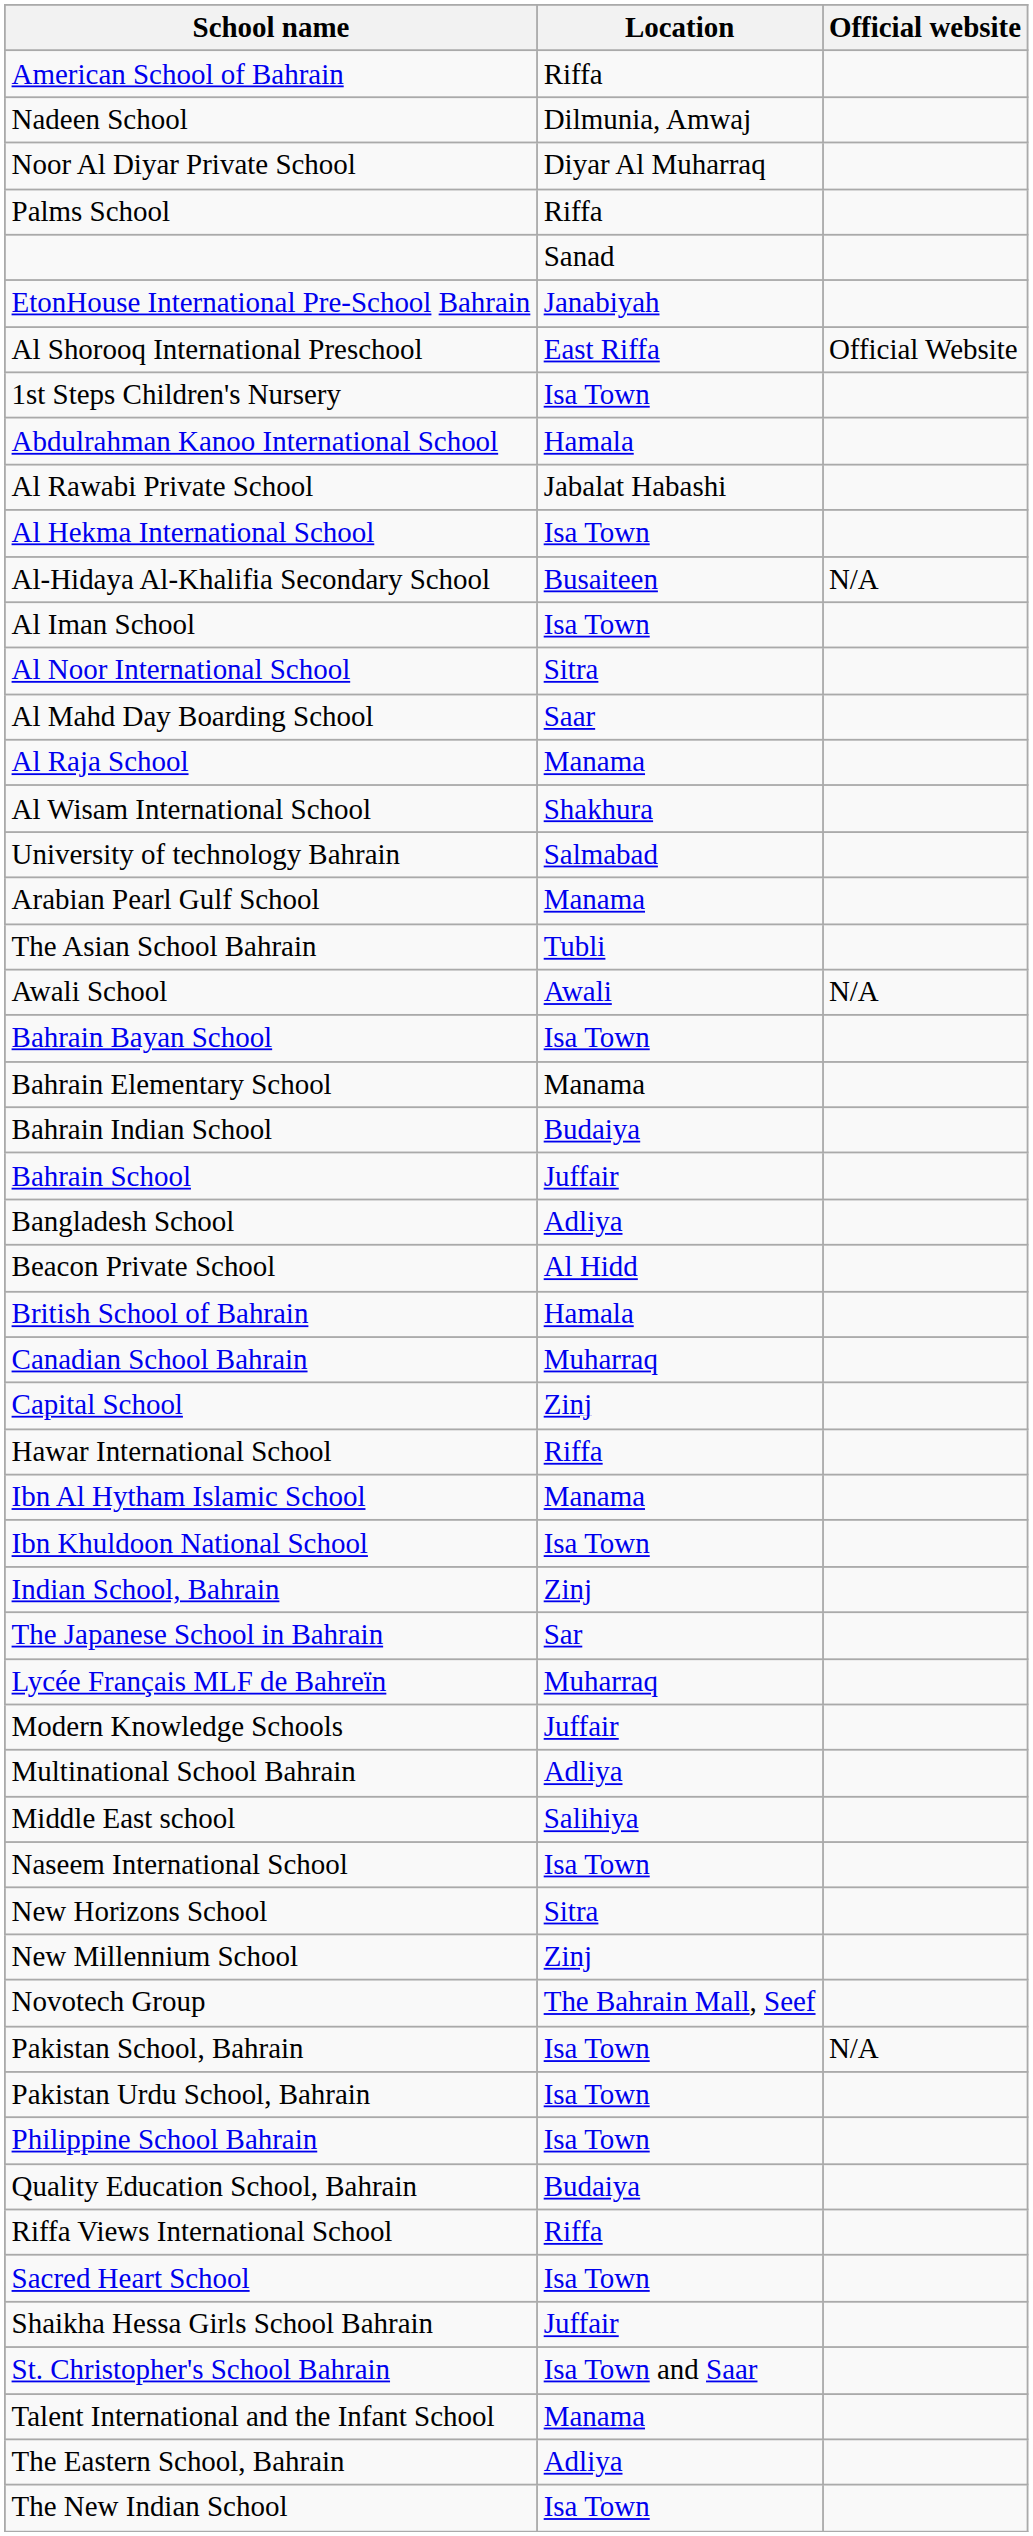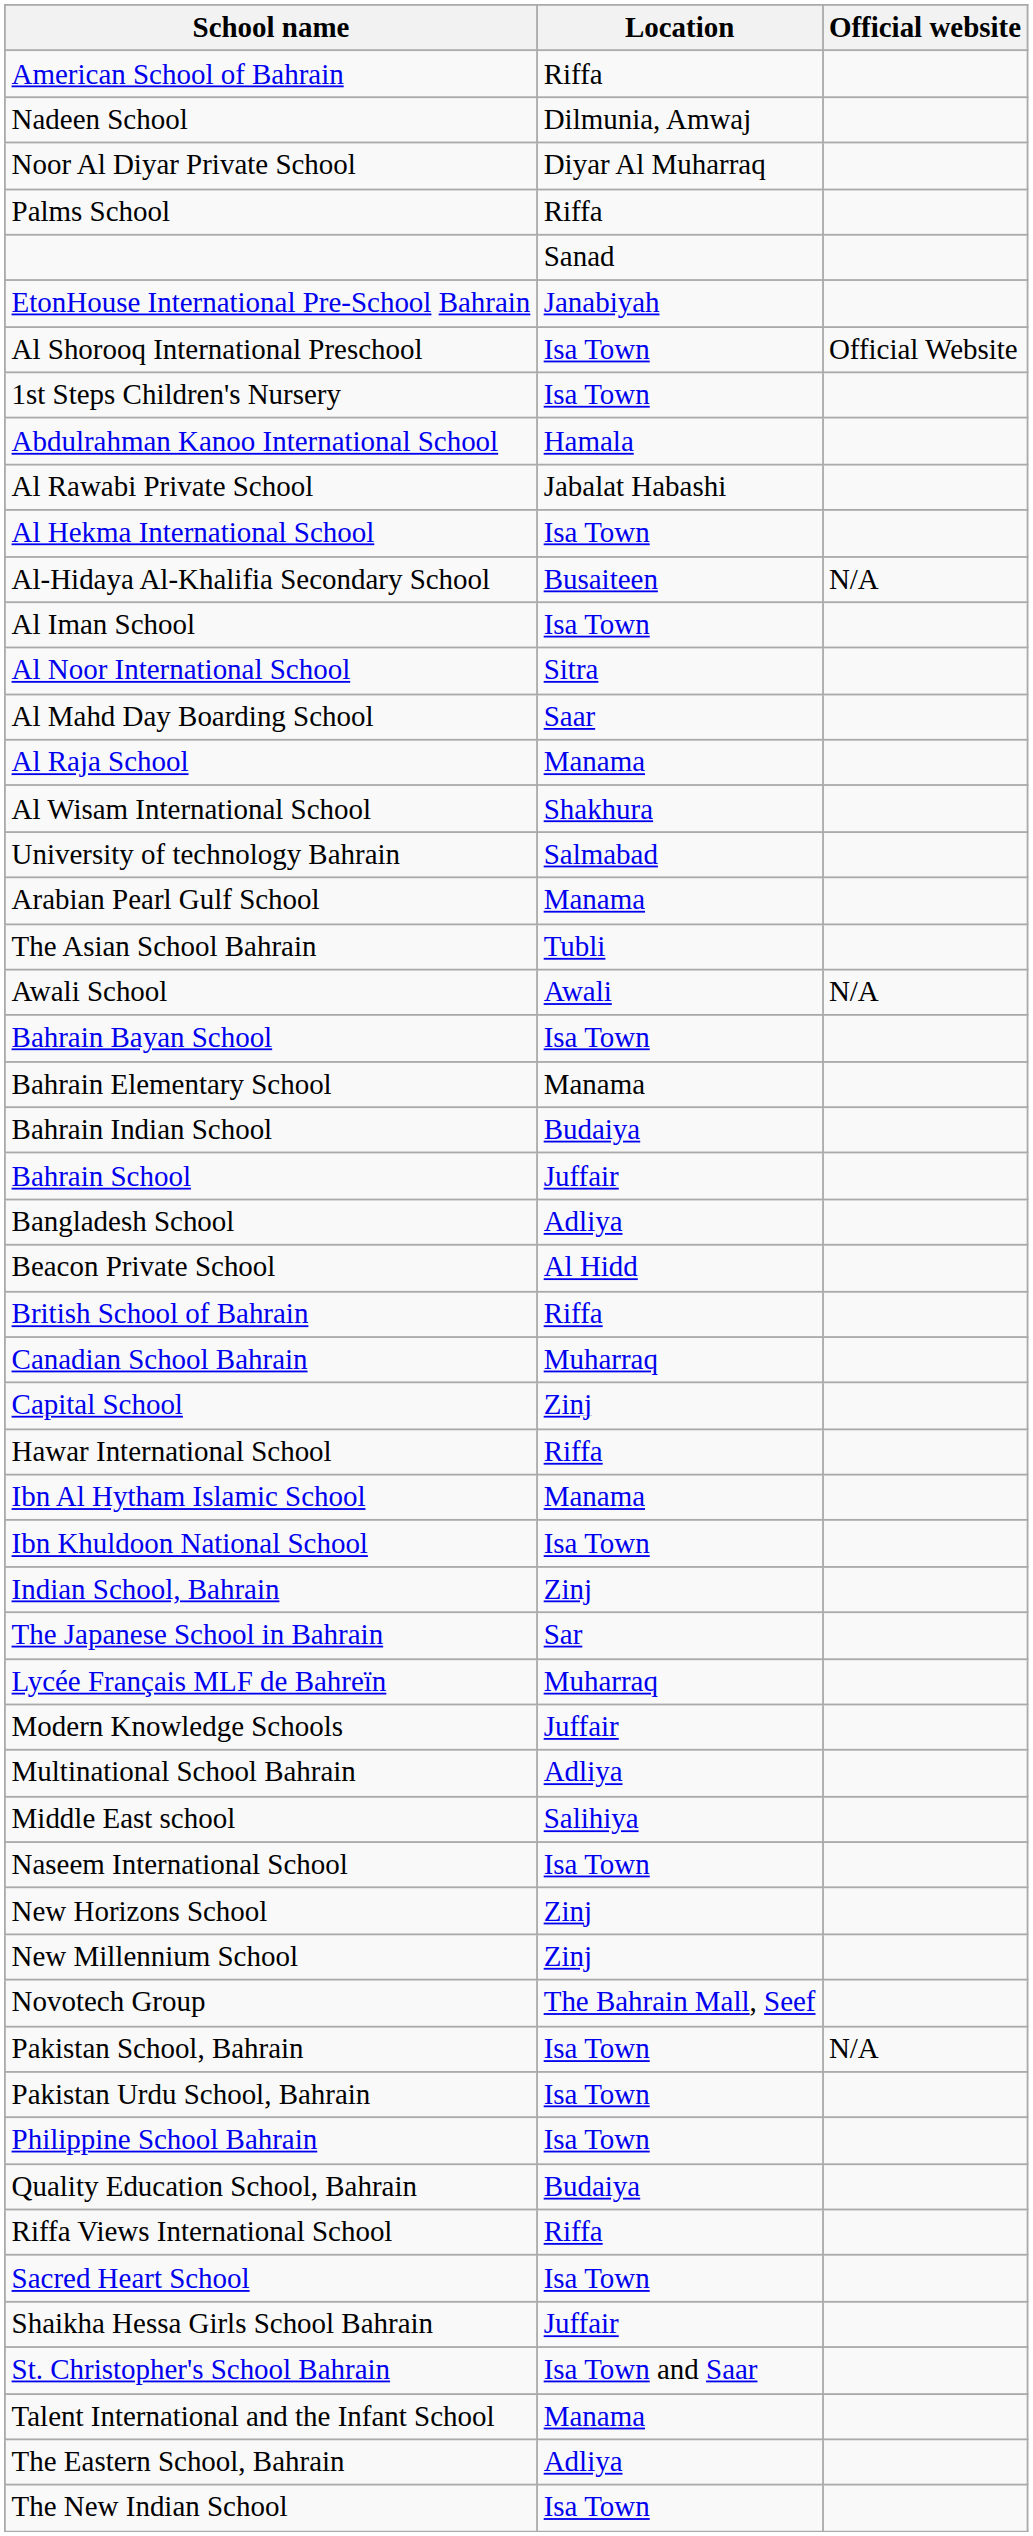(602, 348) East Riffa -> (597, 348) Isa Town
(589, 1313) Hamala -> (573, 1313) Riffa
(571, 1910) Sitra -> (568, 1910) Zinj
